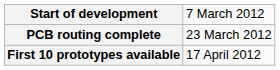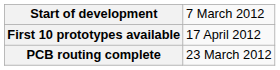rows swapped: (94, 34) <-> (94, 55)
